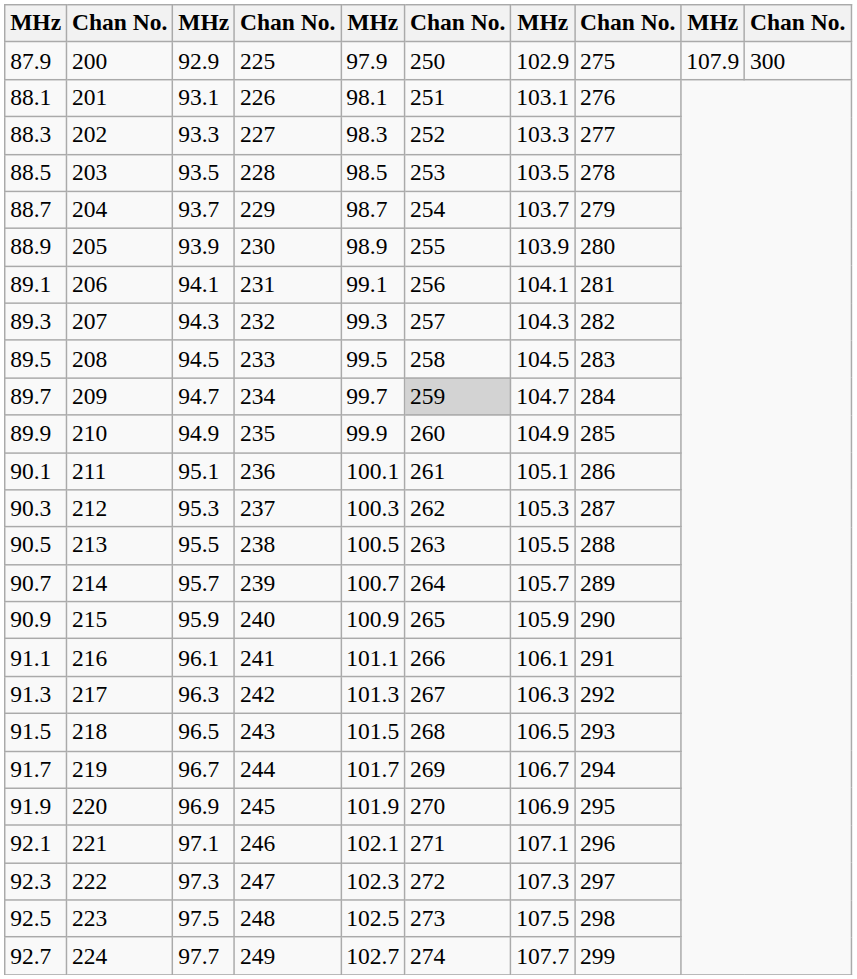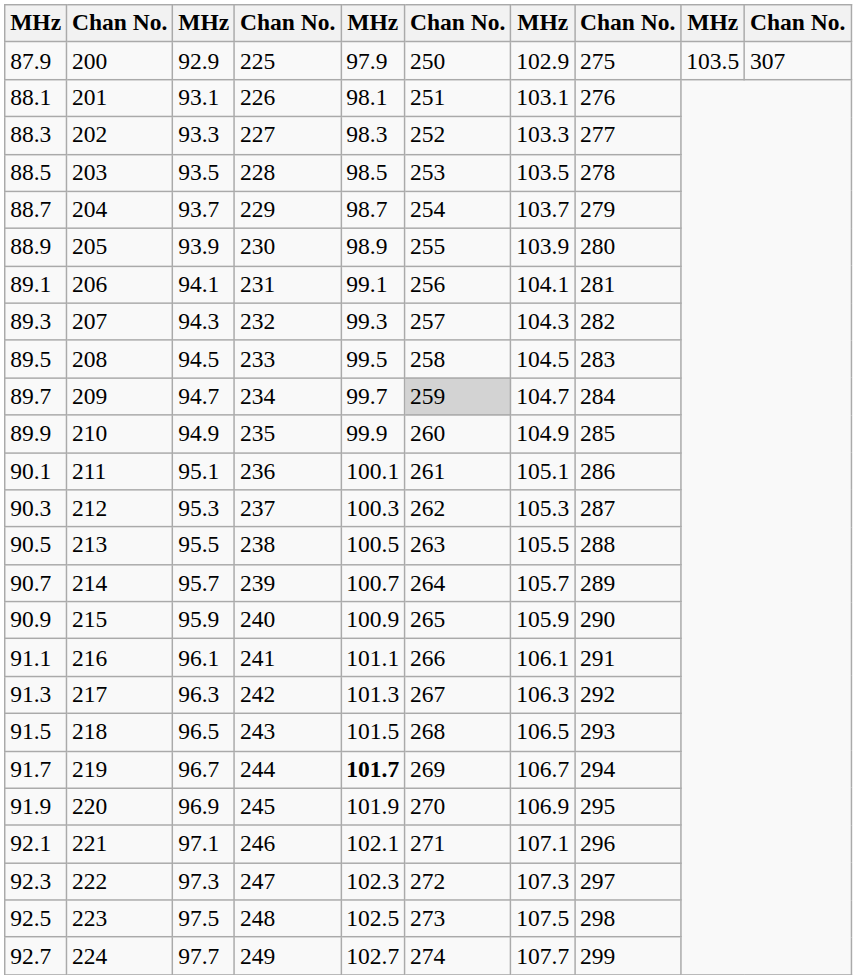(713, 60) 107.9 -> (713, 60) 103.5
(768, 60) 300 -> (768, 60) 307
(373, 769) normal -> (373, 769) bold
